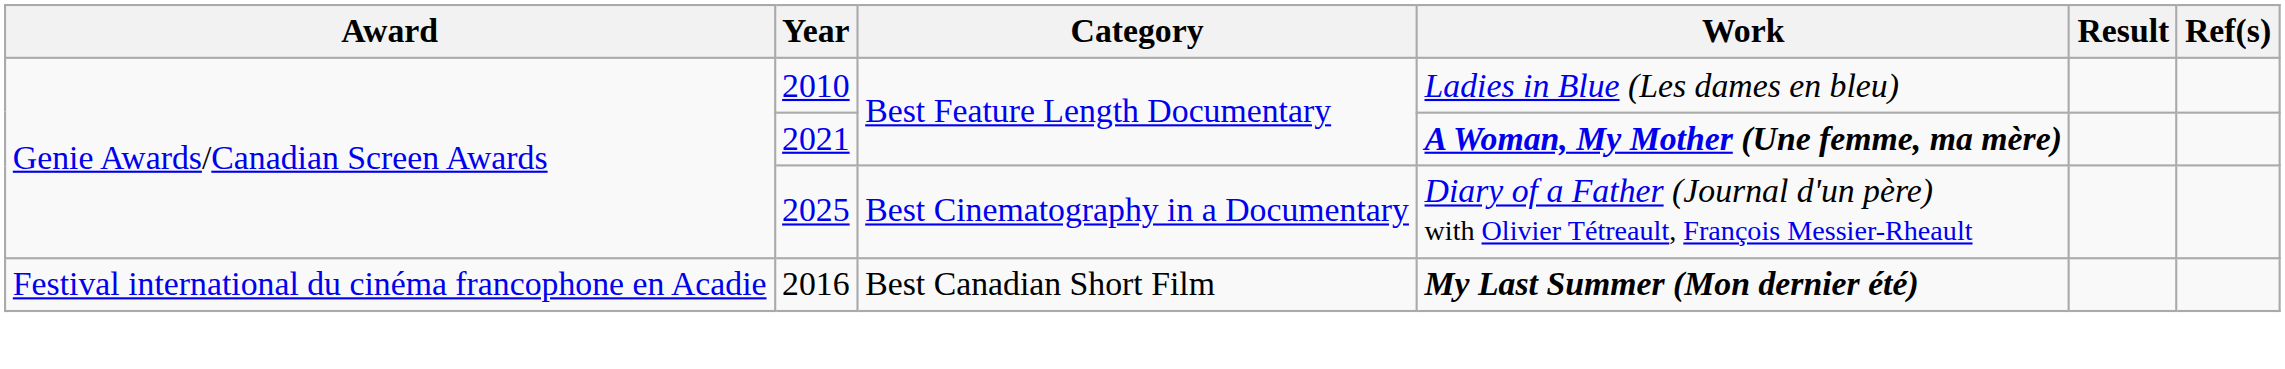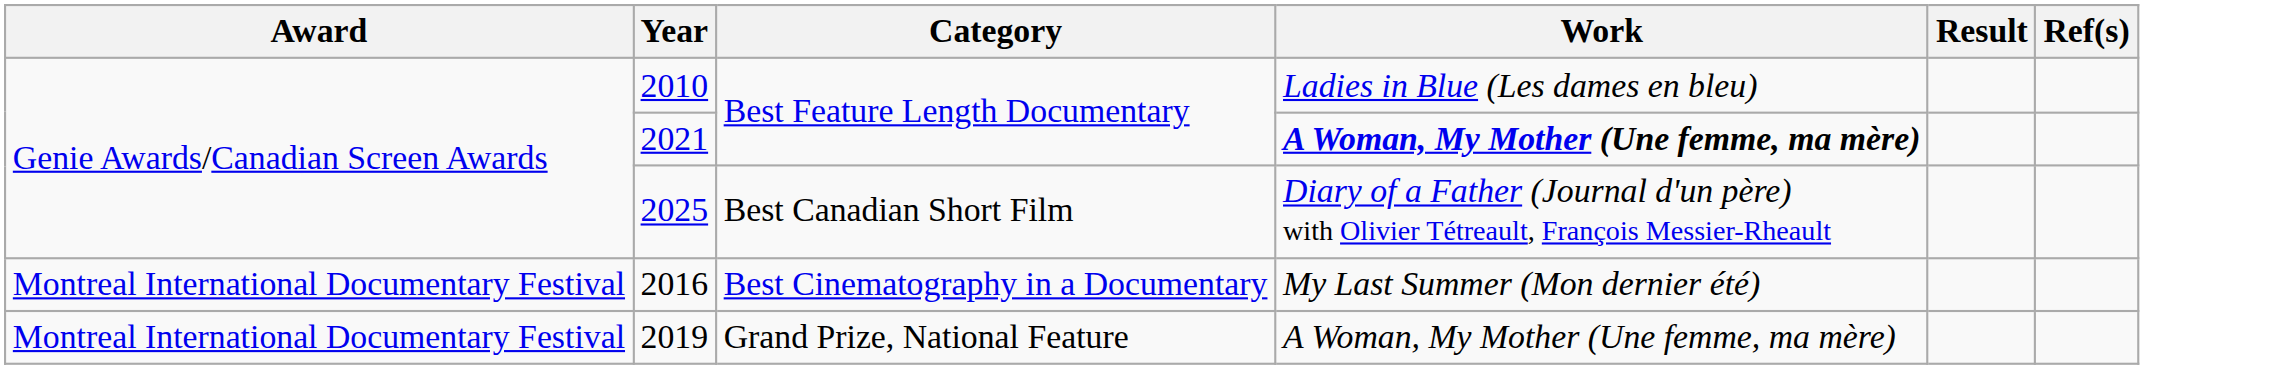(1137, 210) Best Cinematography in a Documentary -> (899, 210) Best Canadian Short Film
(390, 283) Festival international du cinéma francophone en Acadie -> (319, 283) Montreal International Documentary Festival
(1040, 283) Best Canadian Short Film -> (996, 283) Best Cinematography in a Documentary
(1672, 283) bold -> (1522, 283) normal
+ row: (674, 336)
